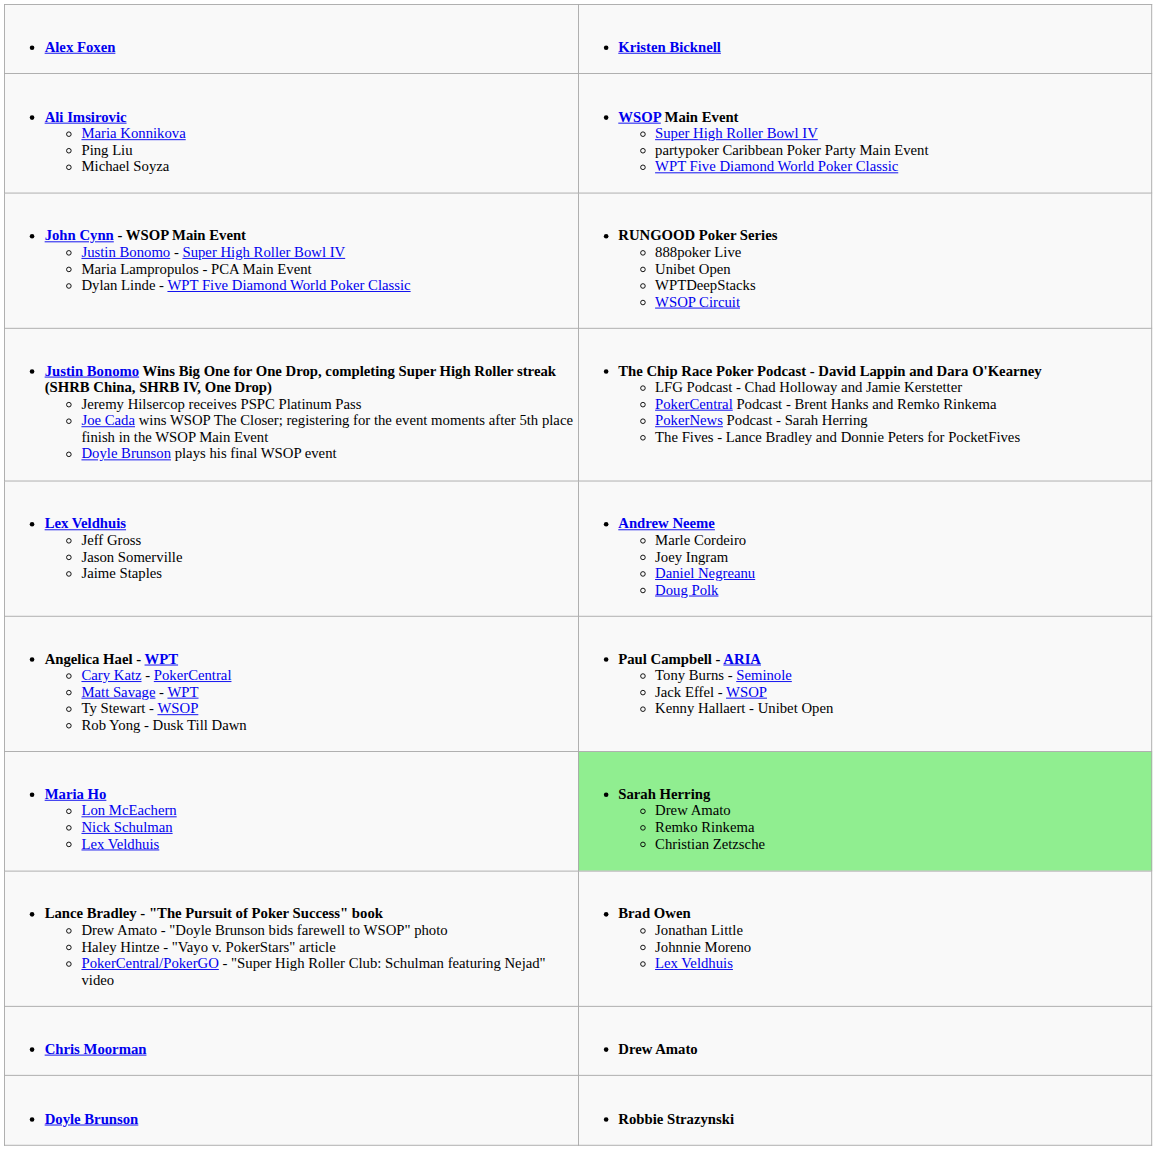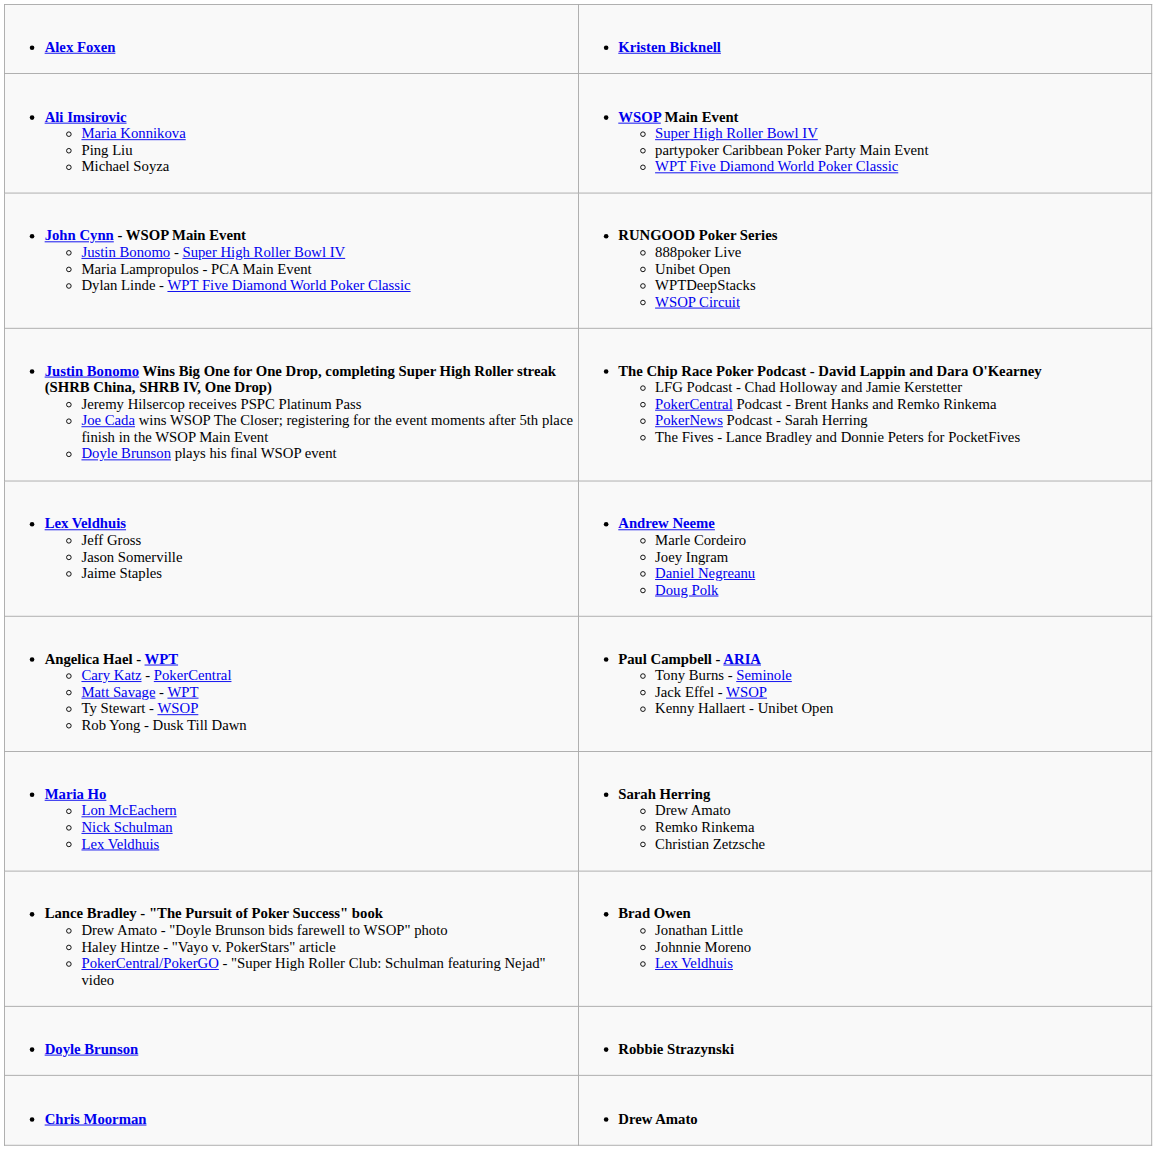(865, 820) lightgreen background -> (865, 820) no background
rows swapped: (291, 1049) <-> (291, 1119)
